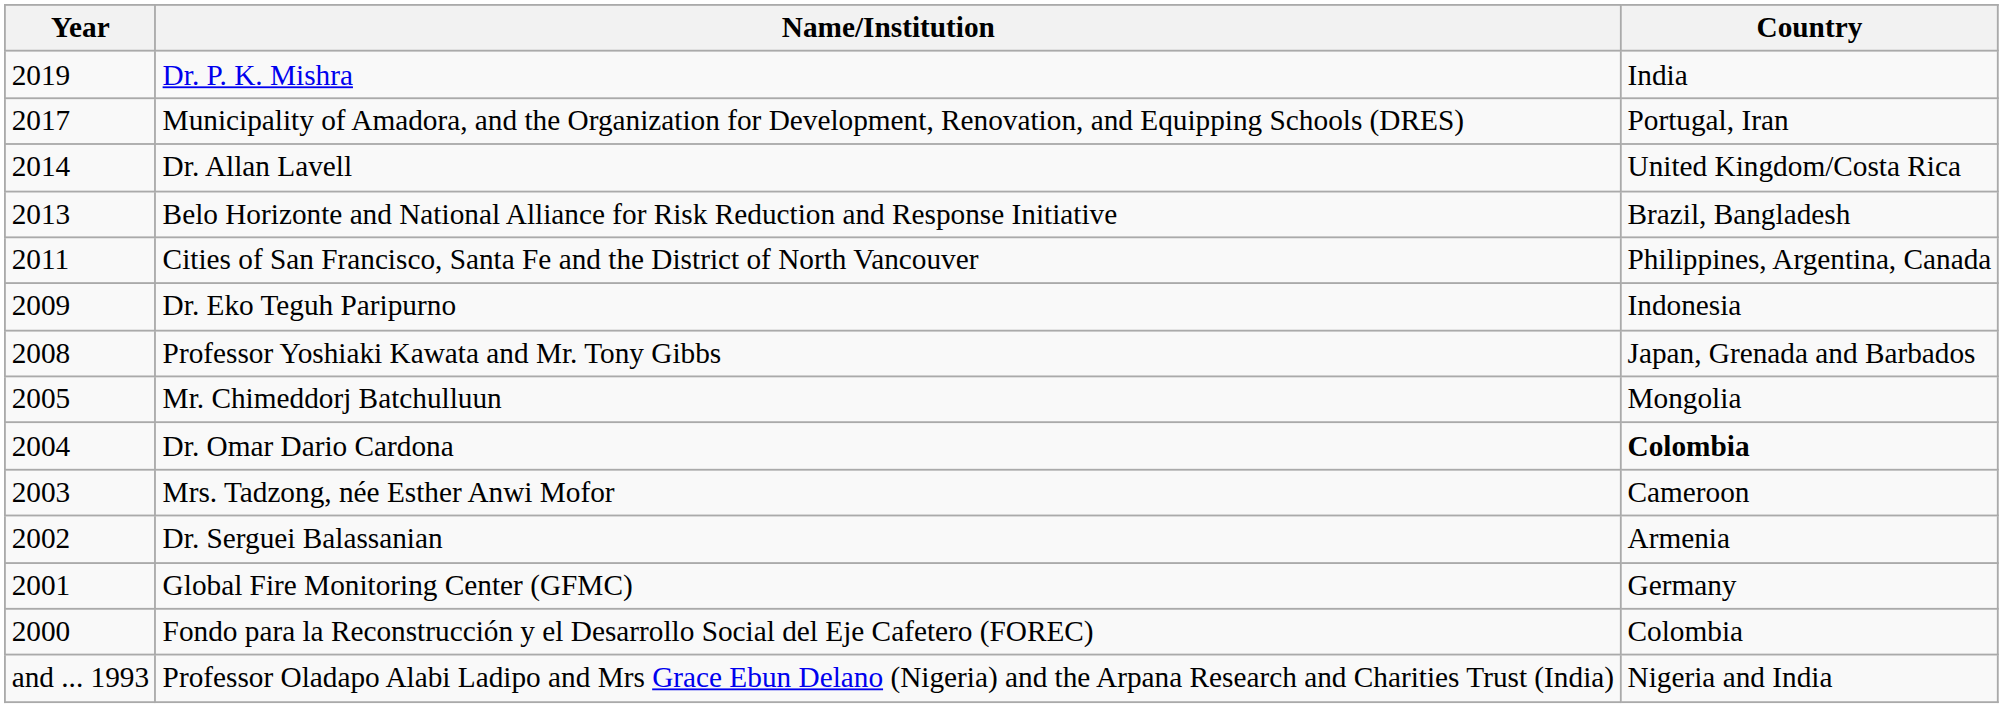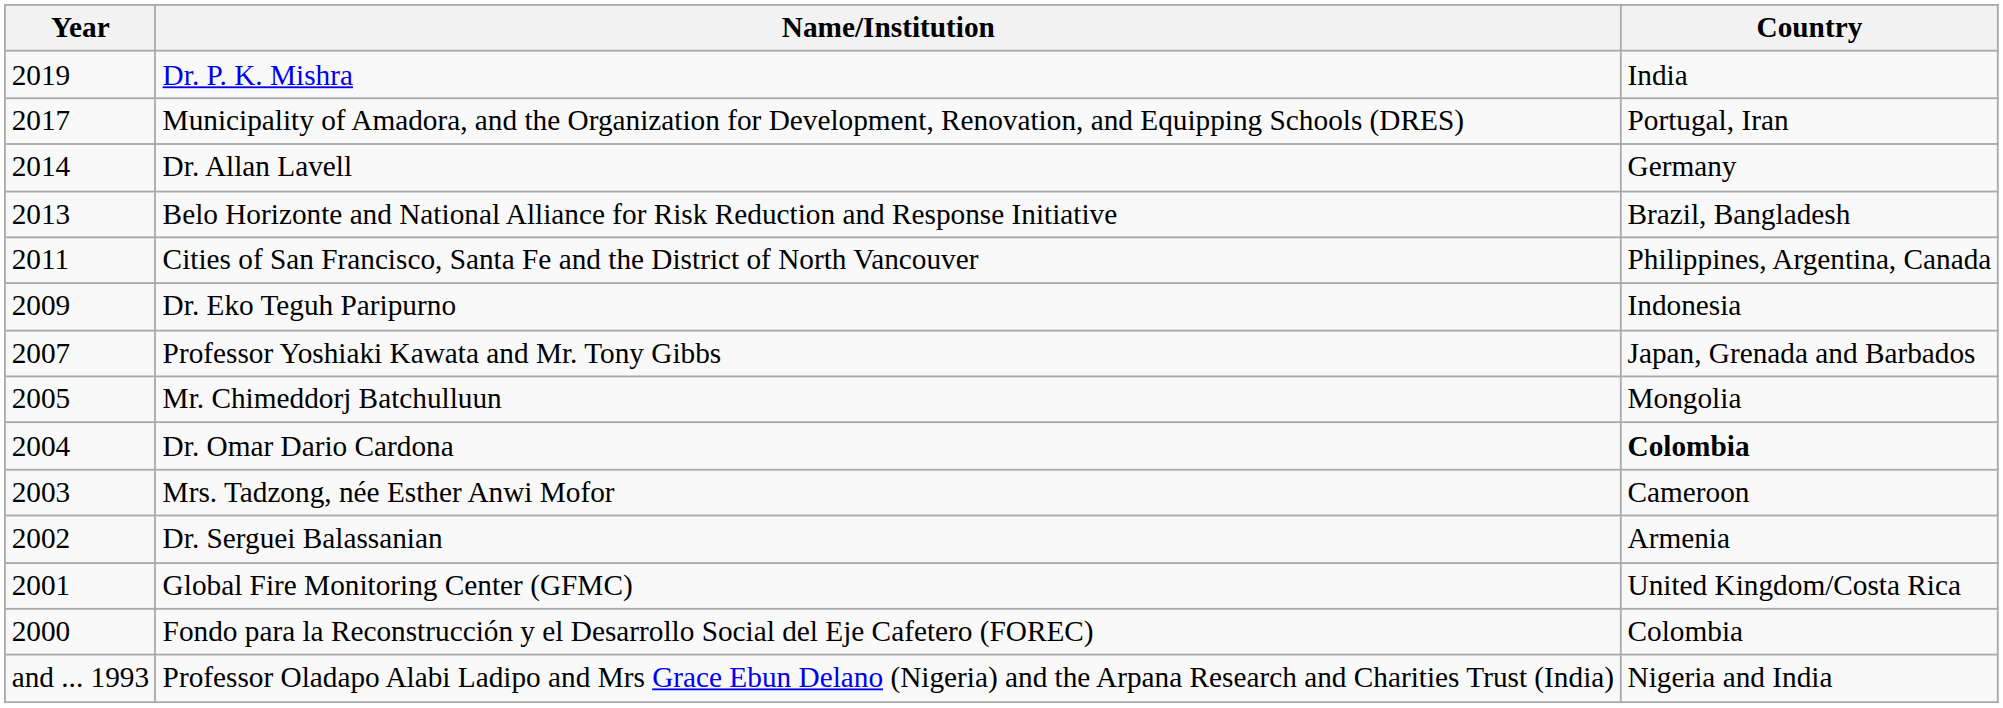(1794, 167) United Kingdom/Costa Rica -> (1682, 167) Germany
(41, 352) 2008 -> (41, 352) 2007
(1682, 584) Germany -> (1794, 584) United Kingdom/Costa Rica
